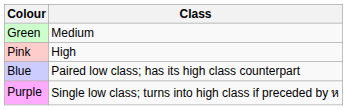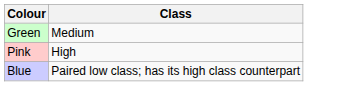- row: (24, 92)
